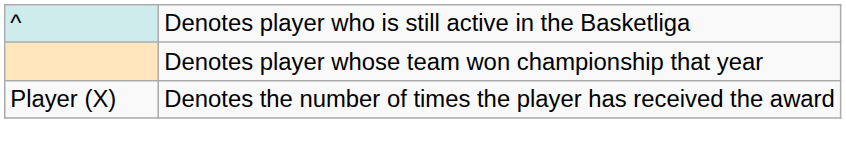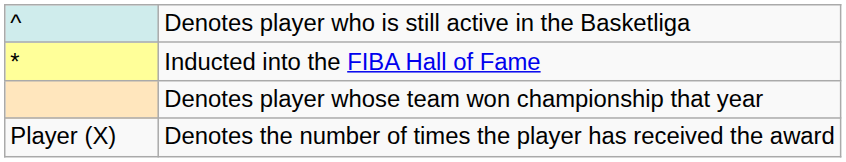+ row: (352, 61)
